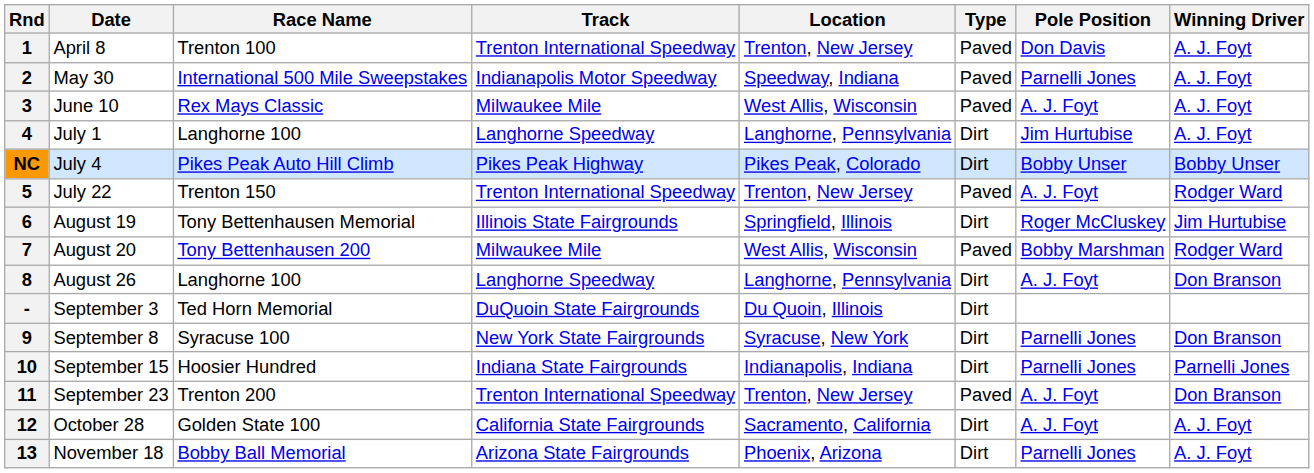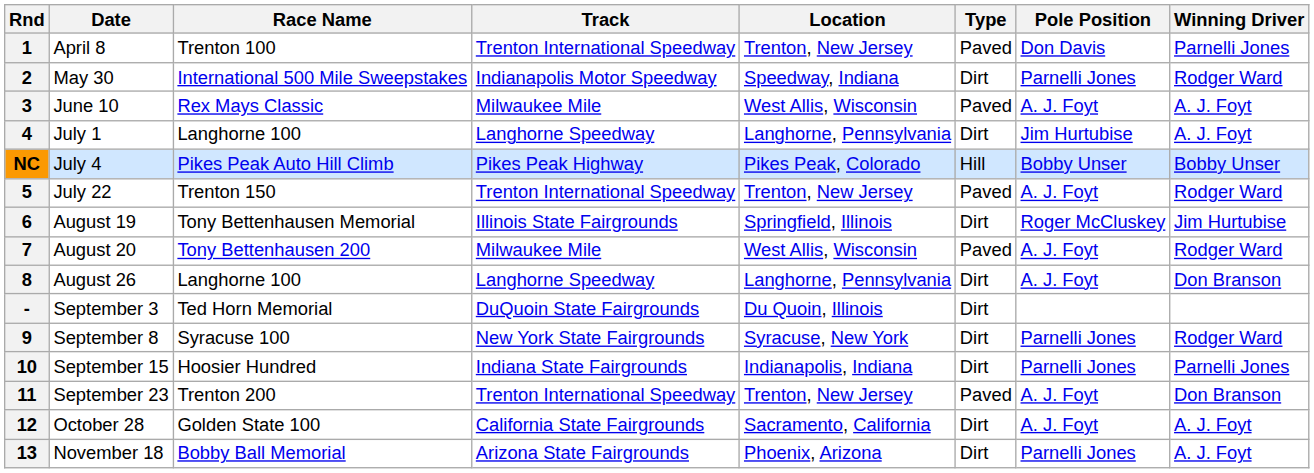(1213, 48) A. J. Foyt -> (1232, 48) Parnelli Jones
(986, 77) Paved -> (974, 77) Dirt
(1213, 77) A. J. Foyt -> (1228, 77) Rodger Ward
(974, 163) Dirt -> (973, 163) Hill
(1092, 250) Bobby Marshman -> (1059, 250) A. J. Foyt
(1228, 337) Don Branson -> (1228, 337) Rodger Ward
